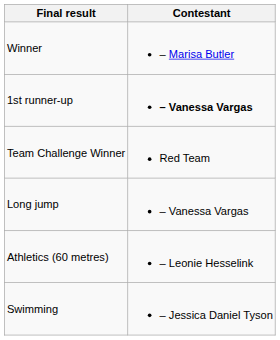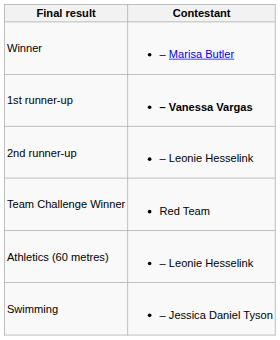+ row: (42, 152)
- row: (33, 205)
